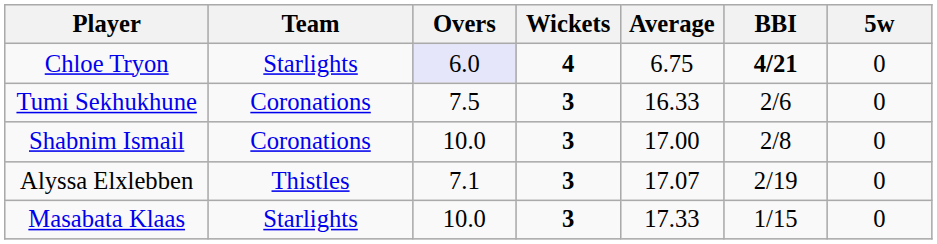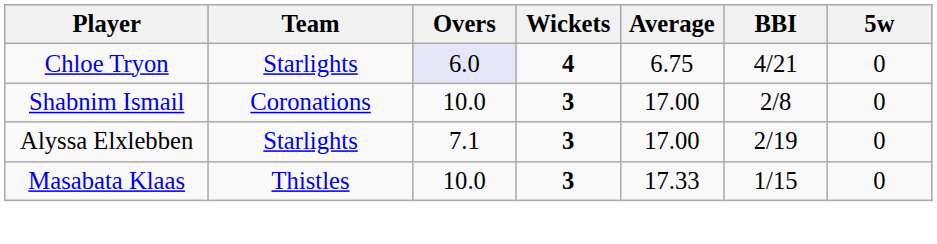(776, 63) bold -> (776, 63) normal
- row: (107, 102)
(311, 180) Thistles -> (311, 141) Starlights
(672, 180) 17.07 -> (672, 141) 17.00
(311, 219) Starlights -> (311, 180) Thistles
